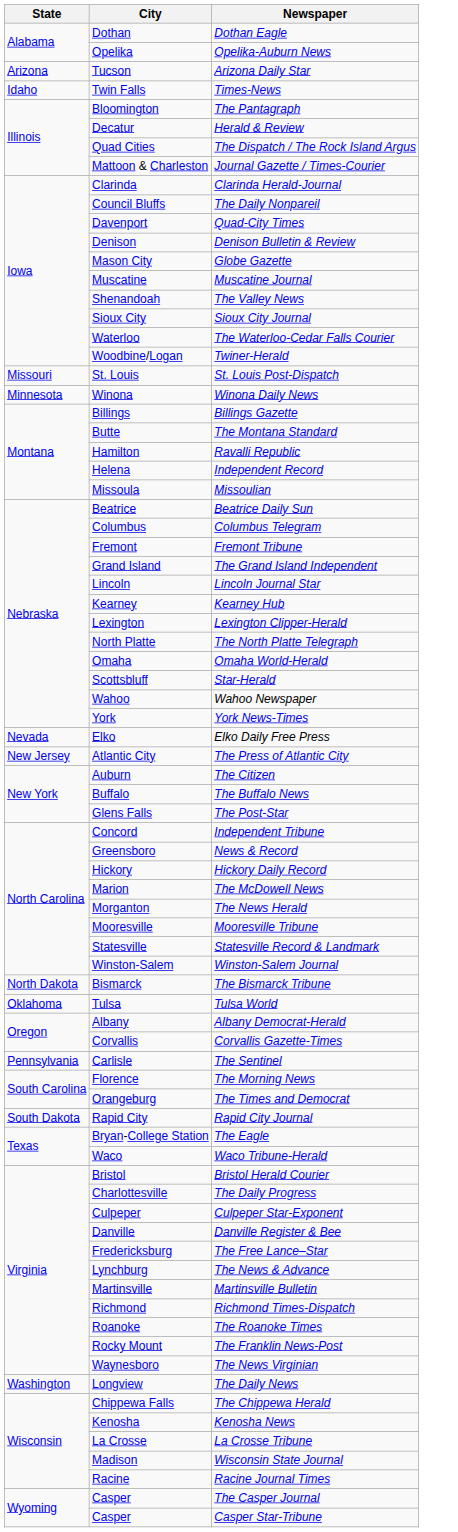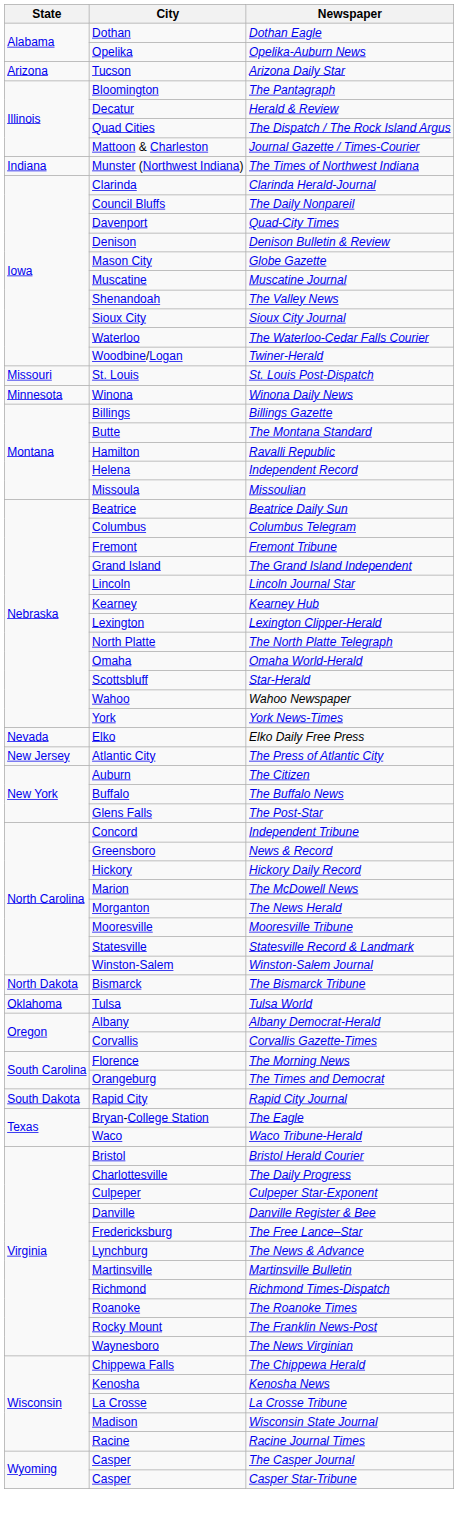- row: (248, 90)
+ row: (334, 166)
- row: (248, 1060)
- row: (256, 1384)
